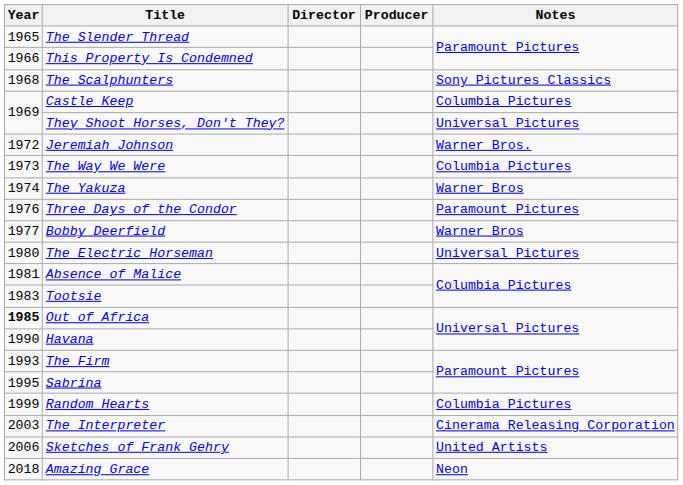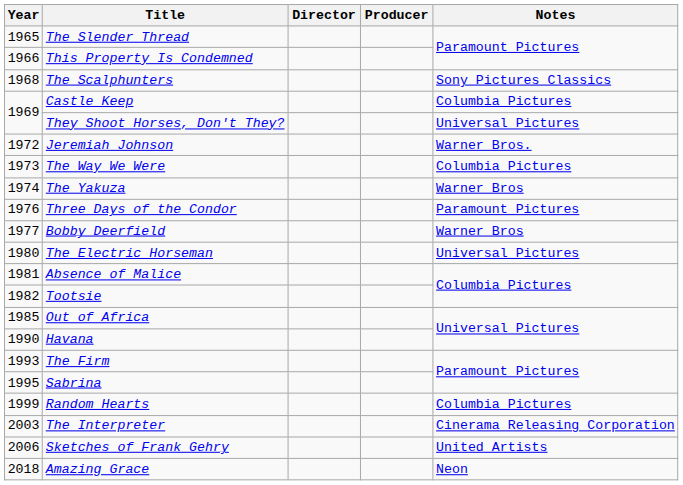(24, 296) 1983 -> (24, 296) 1982
(24, 318) bold -> (24, 318) normal
